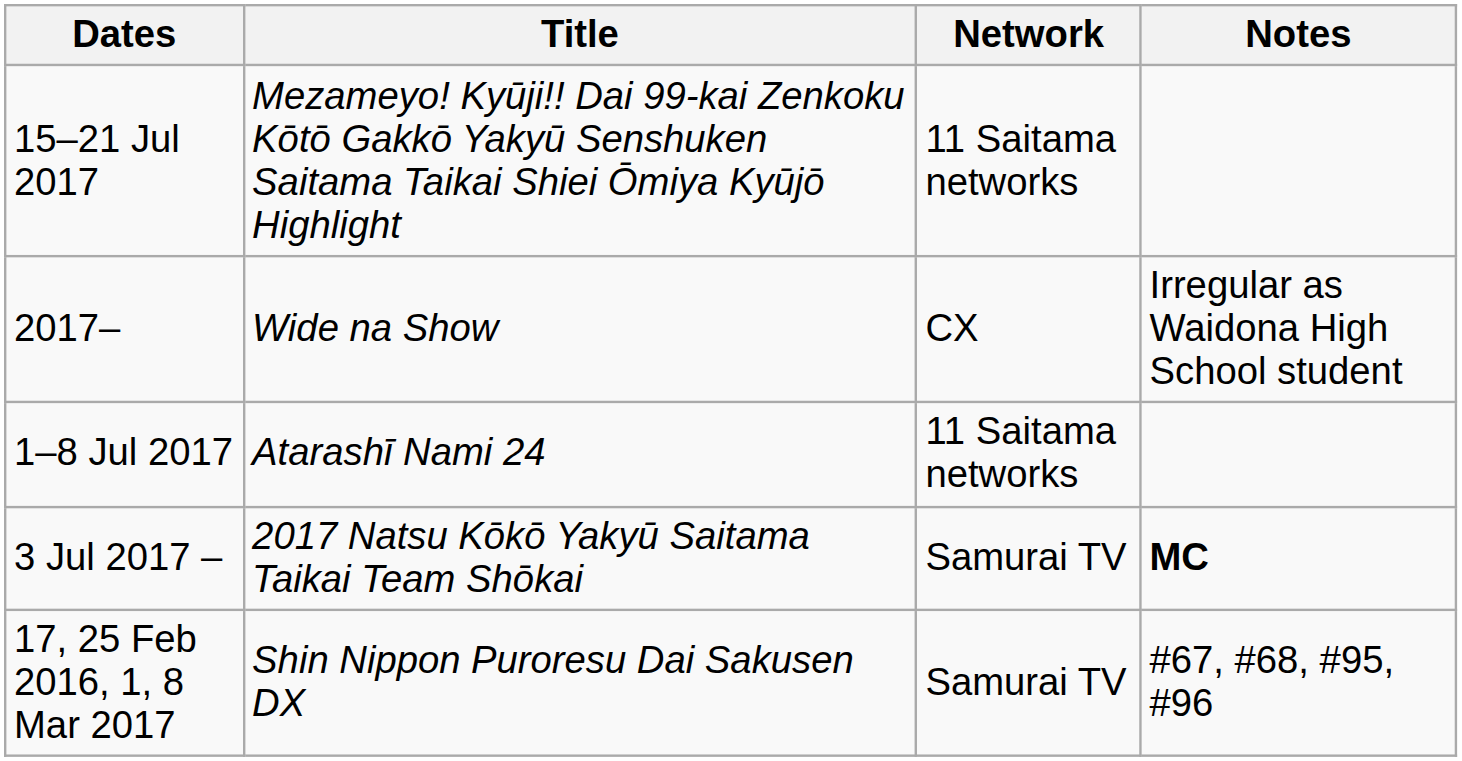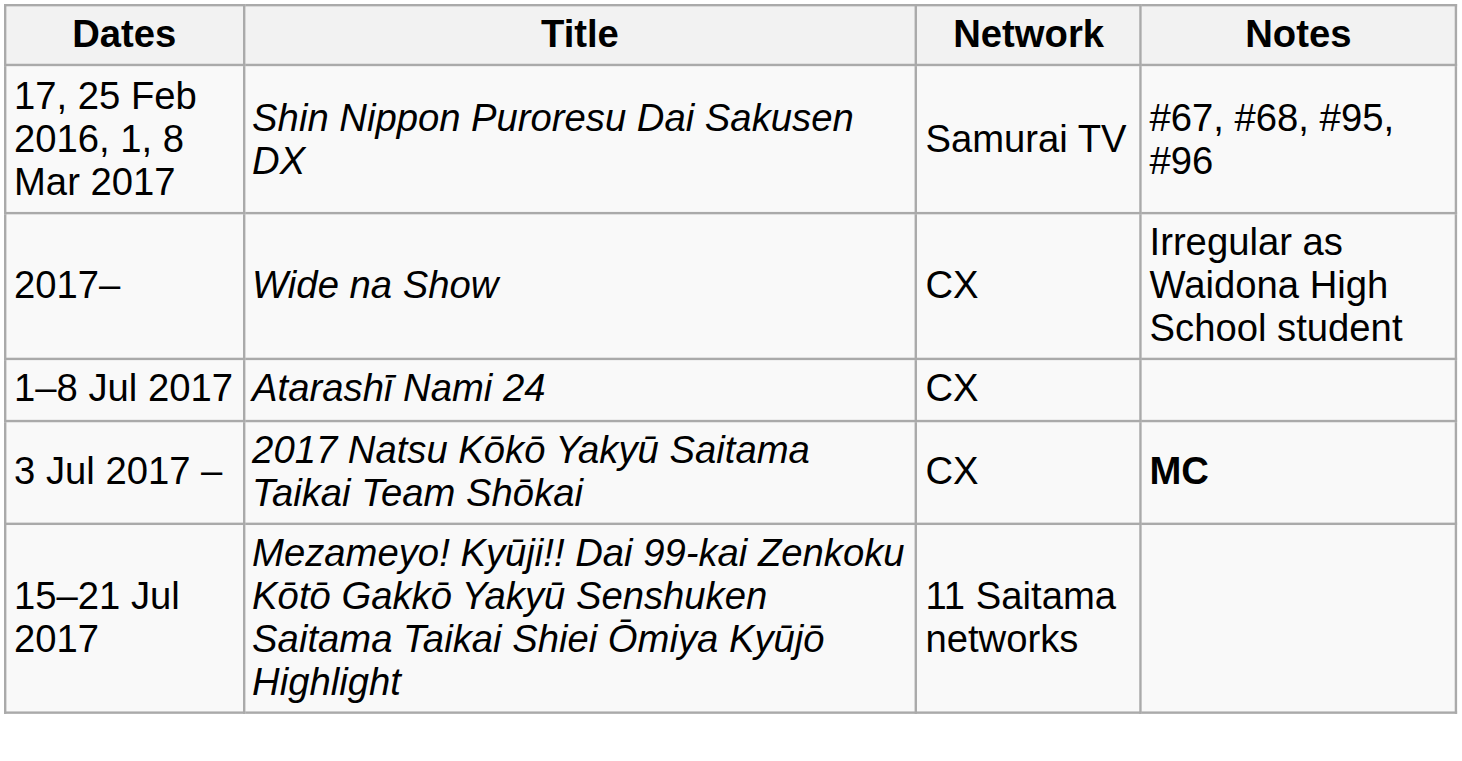rows swapped: (105, 682) <-> (97, 159)
(1021, 453) 11 Saitama networks -> (952, 388) CX
(1026, 557) Samurai TV -> (952, 470) CX
